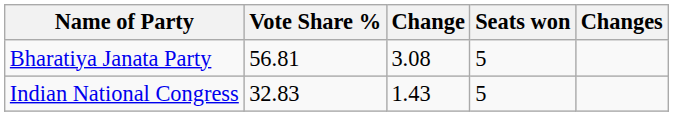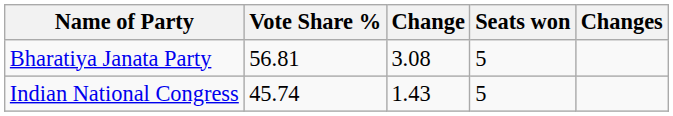(274, 93) 32.83 -> (274, 93) 45.74
